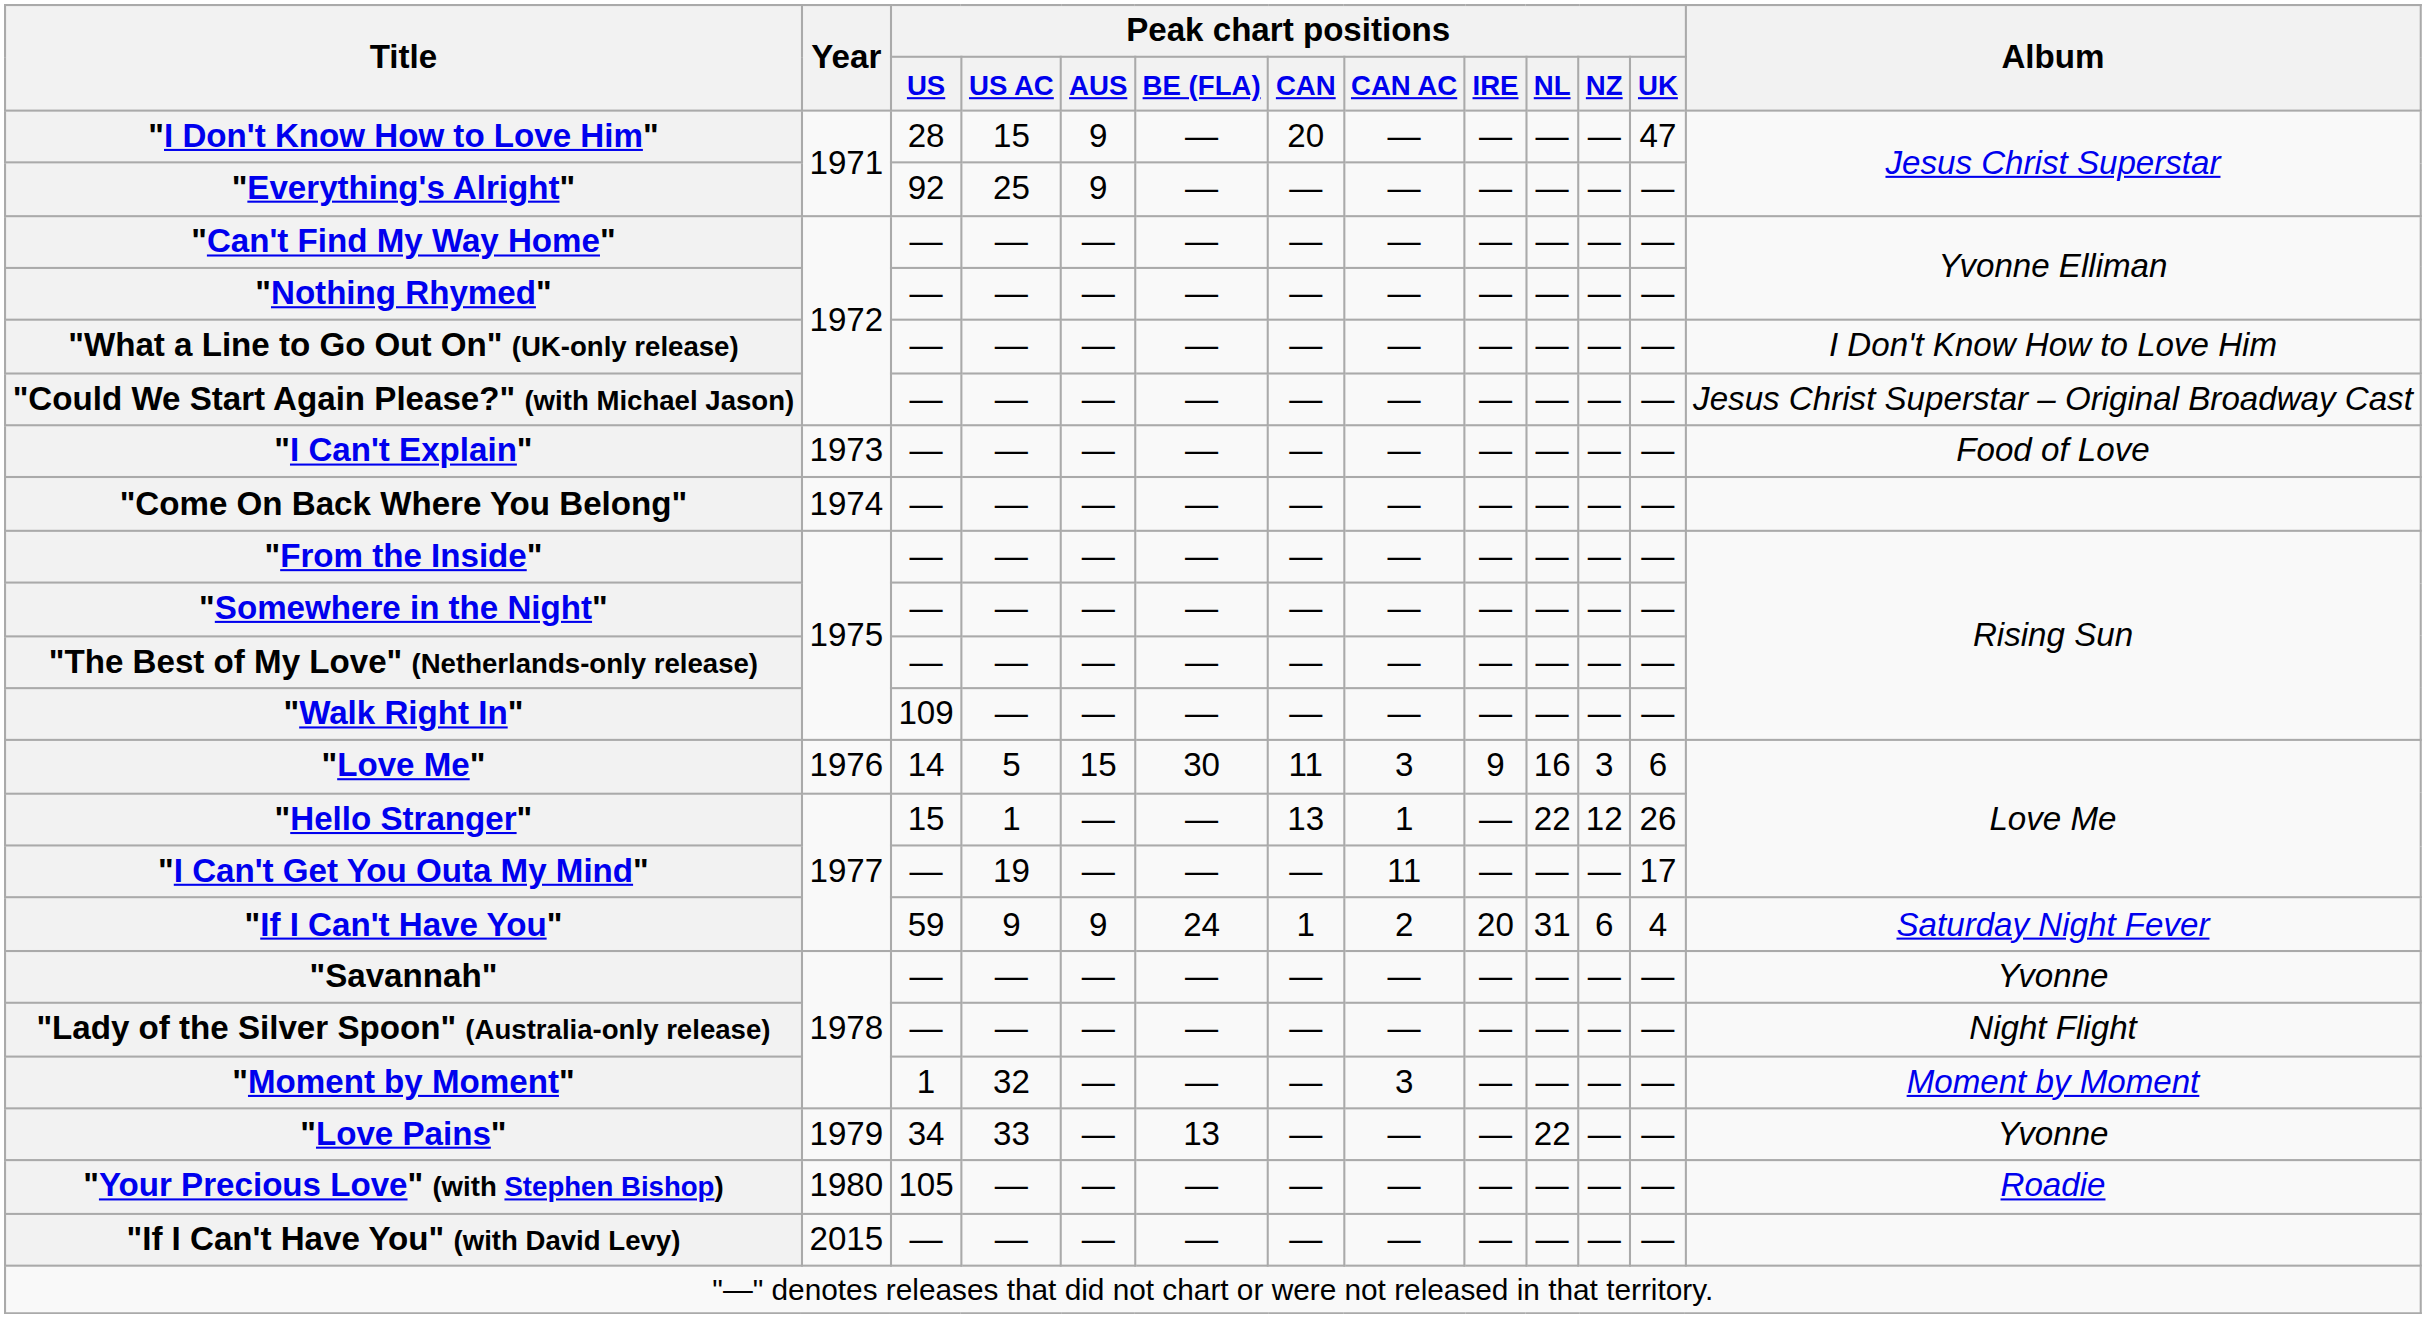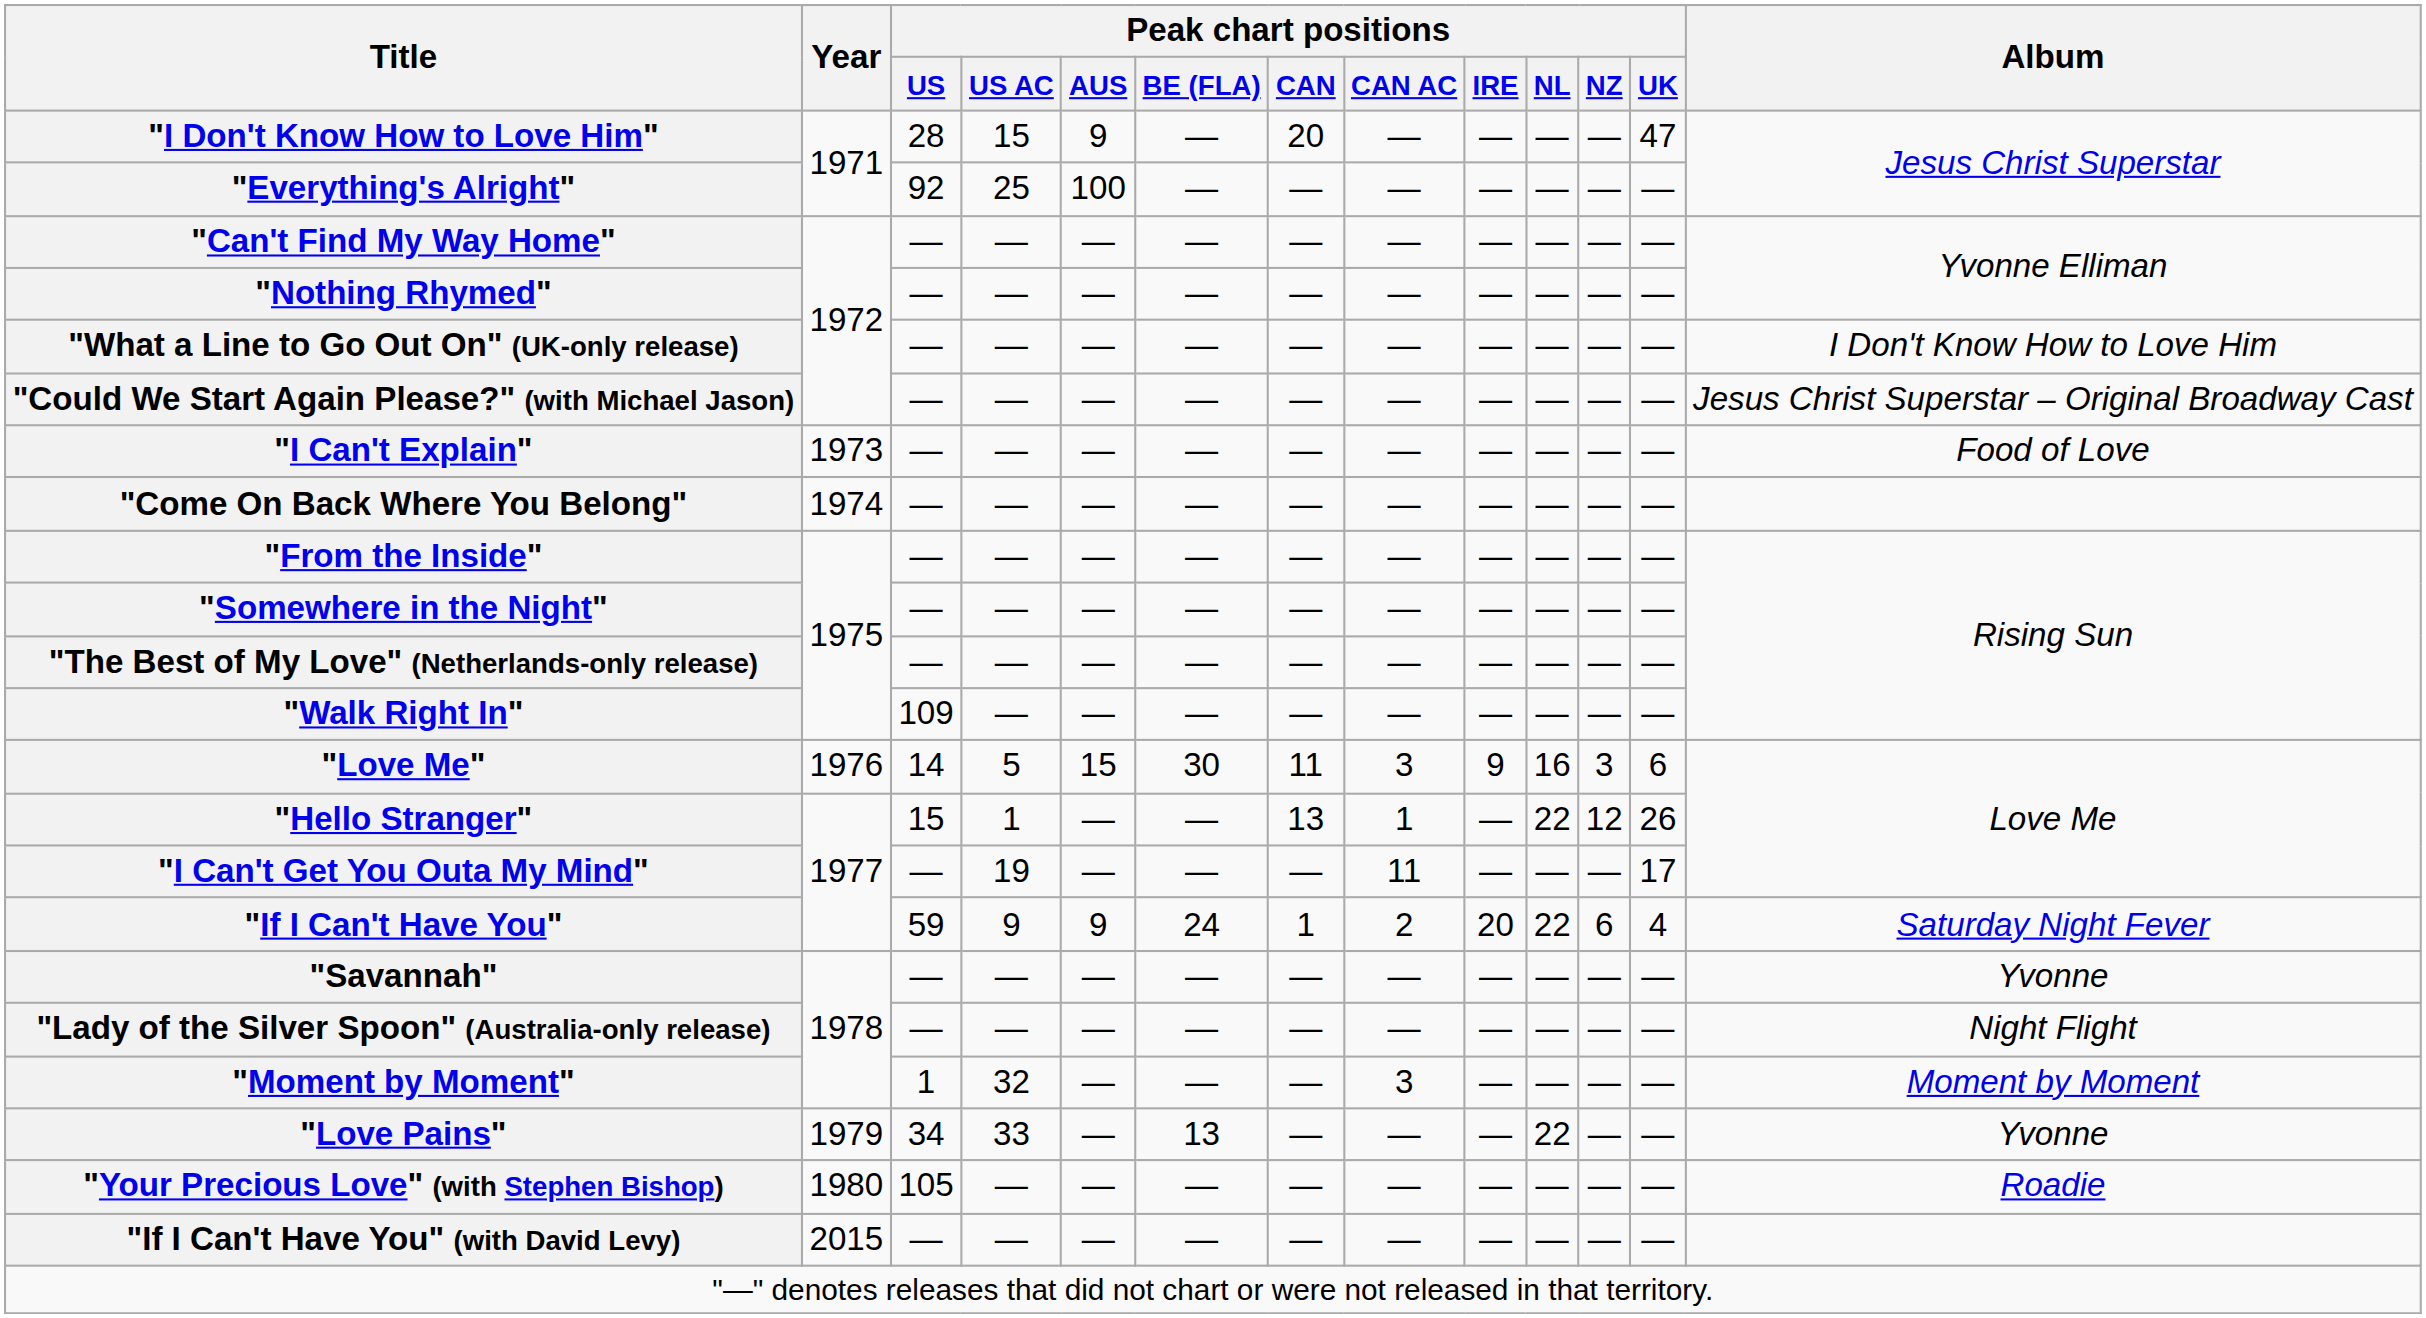(1098, 188) 9 -> (1098, 188) 100
(1552, 923) 31 -> (1552, 923) 22
